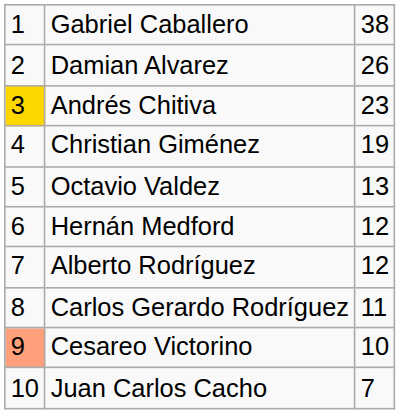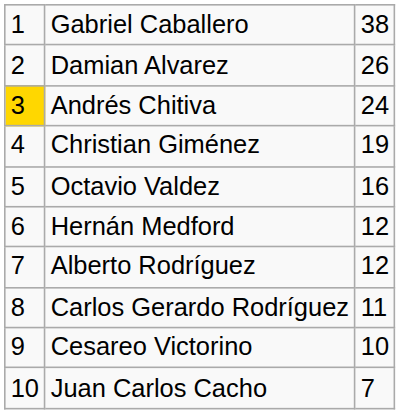(375, 105) 23 -> (375, 105) 24
(375, 186) 13 -> (375, 186) 16
(18, 347) lightsalmon background -> (18, 347) no background
